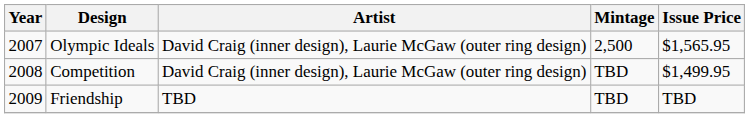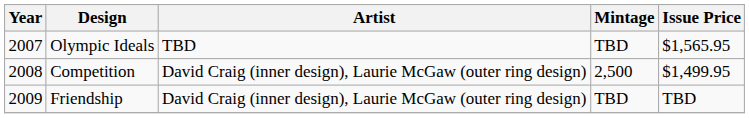(374, 44) David Craig (inner design), Laurie McGaw (outer ring design) -> (179, 44) TBD
(613, 44) 2,500 -> (611, 44) TBD
(611, 71) TBD -> (613, 71) 2,500
(179, 98) TBD -> (374, 98) David Craig (inner design), Laurie McGaw (outer ring design)
